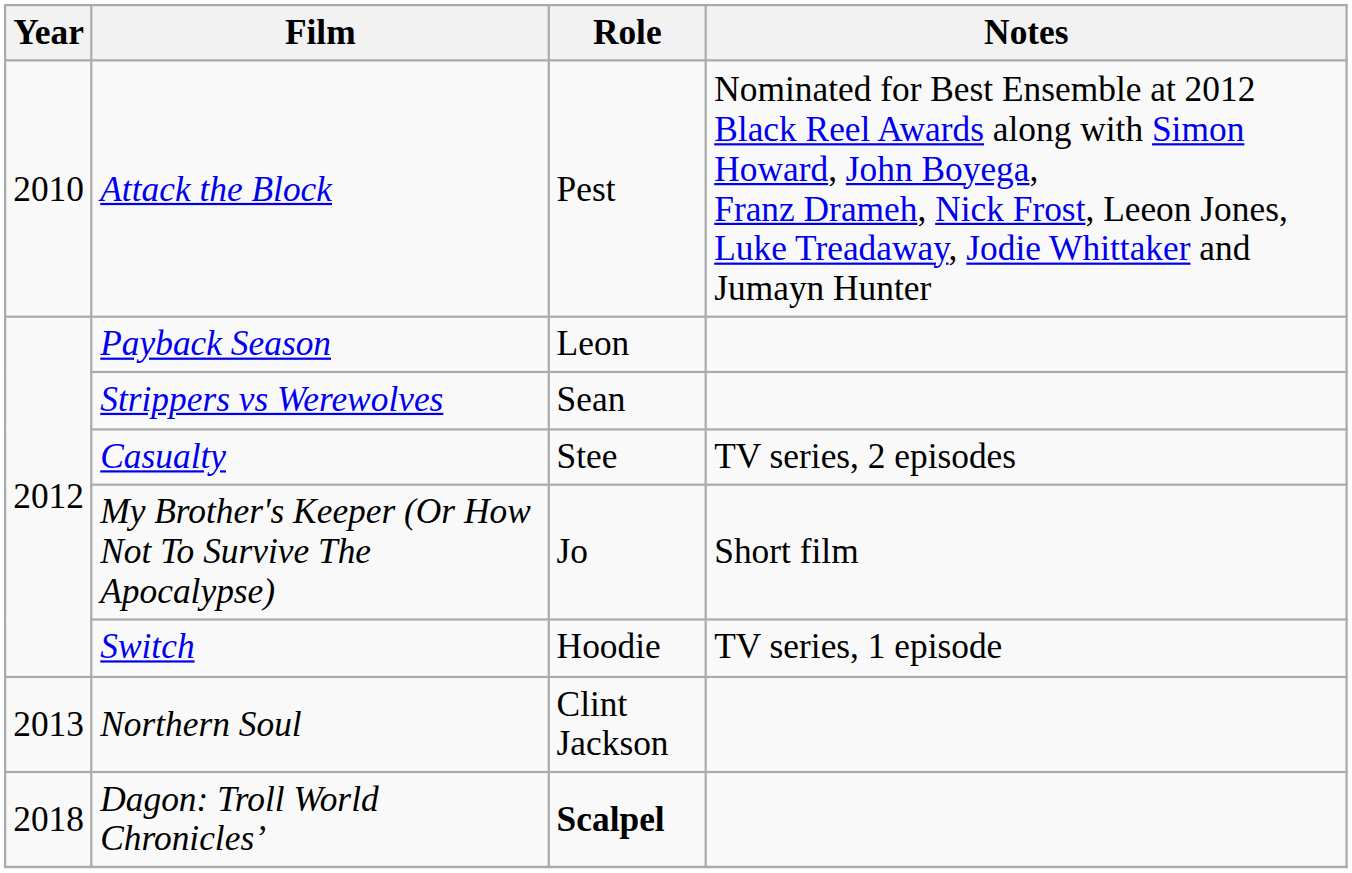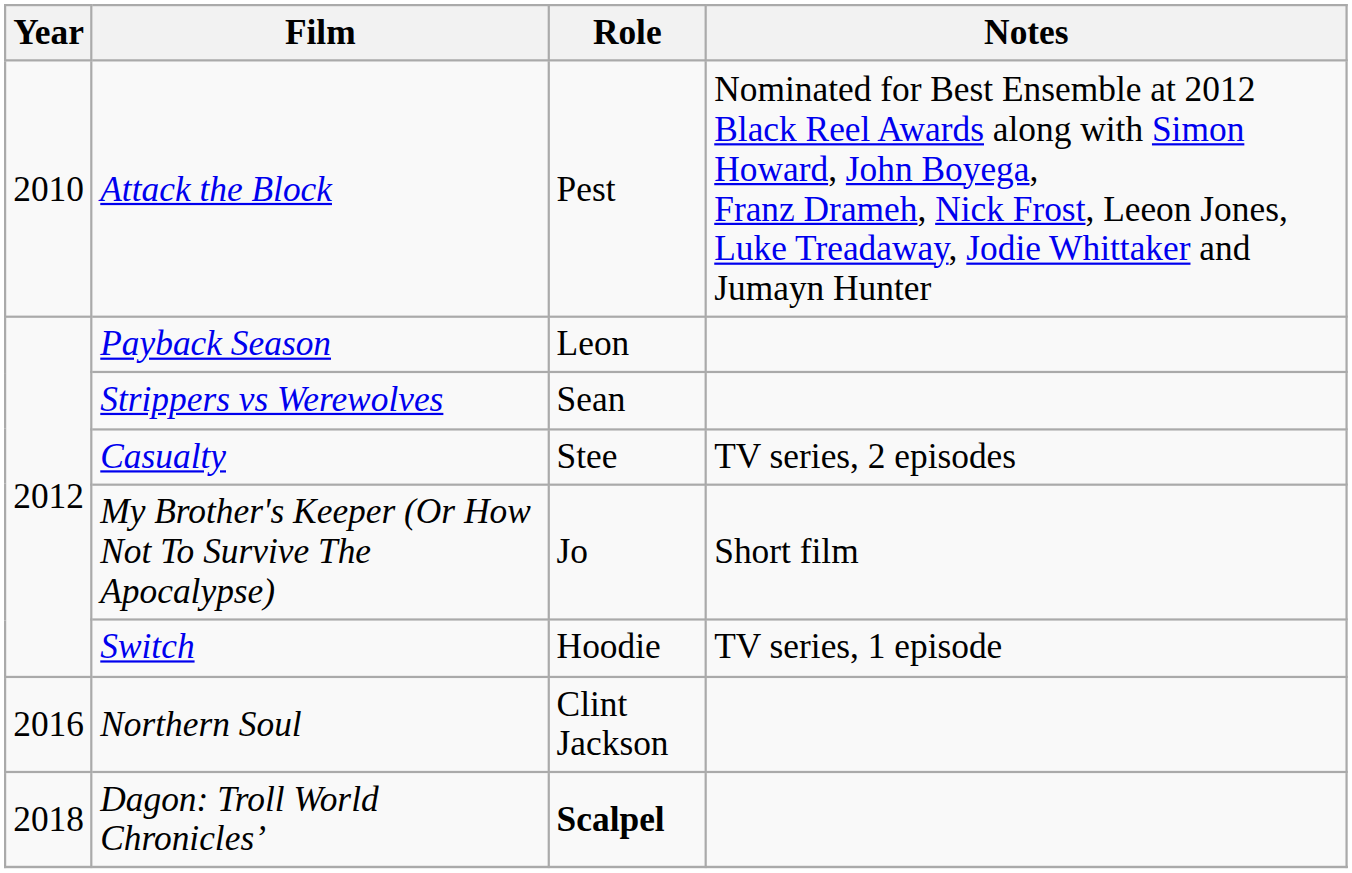(49, 723) 2013 -> (49, 723) 2016
